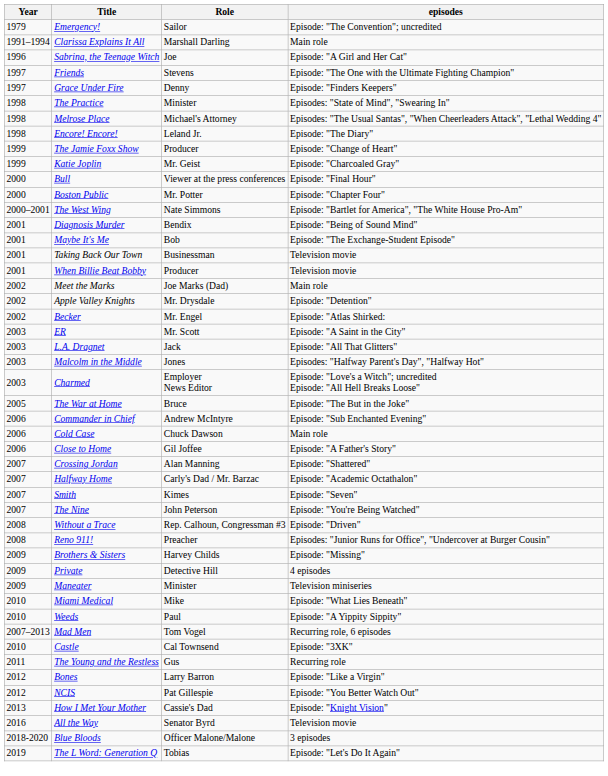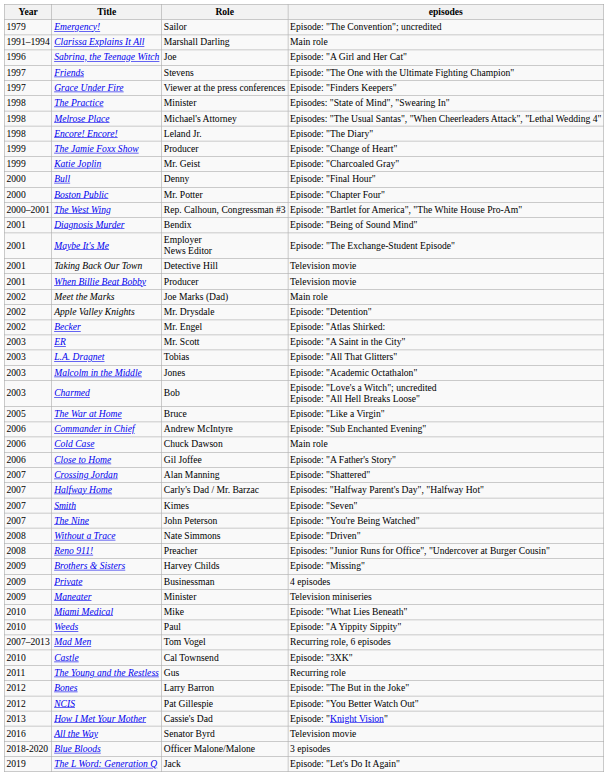(177, 88) Denny -> (225, 88) Viewer at the press conferences
(225, 179) Viewer at the press conferences -> (177, 179) Denny
(192, 210) Nate Simmons -> (225, 210) Rep. Calhoun, Congressman #3
(172, 240) Bob -> (188, 245) Employer News Editor
(189, 255) Businessman -> (191, 266) Detective Hill
(172, 347) Jack -> (177, 357) Tobias
(387, 362) Episodes: "Halfway Parent's Day", "Halfway Hot" -> (354, 373) Episode: "Academic Octathalon"
(188, 382) Employer News Editor -> (172, 393) Bob
(350, 403) Episode: "The But in the Joke" -> (337, 414) Episode: "Like a Virgin"
(354, 479) Episode: "Academic Octathalon" -> (387, 490) Episodes: "Halfway Parent's Day", "Halfway Hot"
(225, 525) Rep. Calhoun, Congressman #3 -> (192, 536) Nate Simmons
(191, 571) Detective Hill -> (189, 581) Businessman
(337, 677) Episode: "Like a Virgin" -> (350, 688) Episode: "The But in the Joke"
(177, 753) Tobias -> (172, 764) Jack
